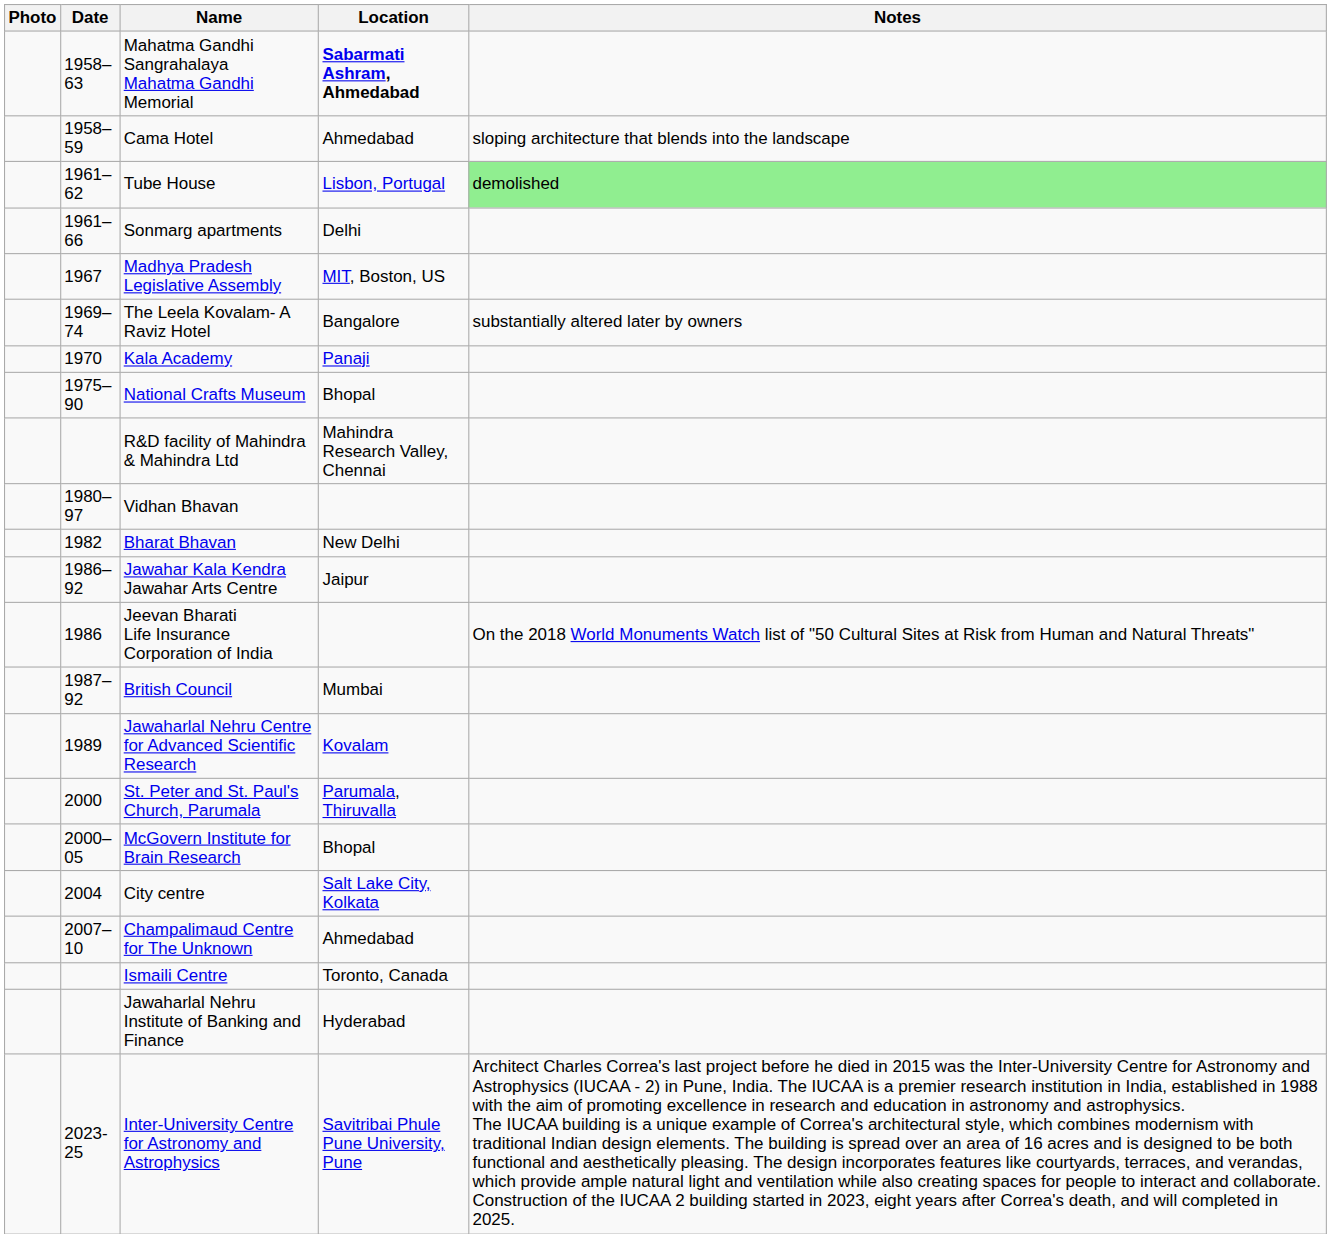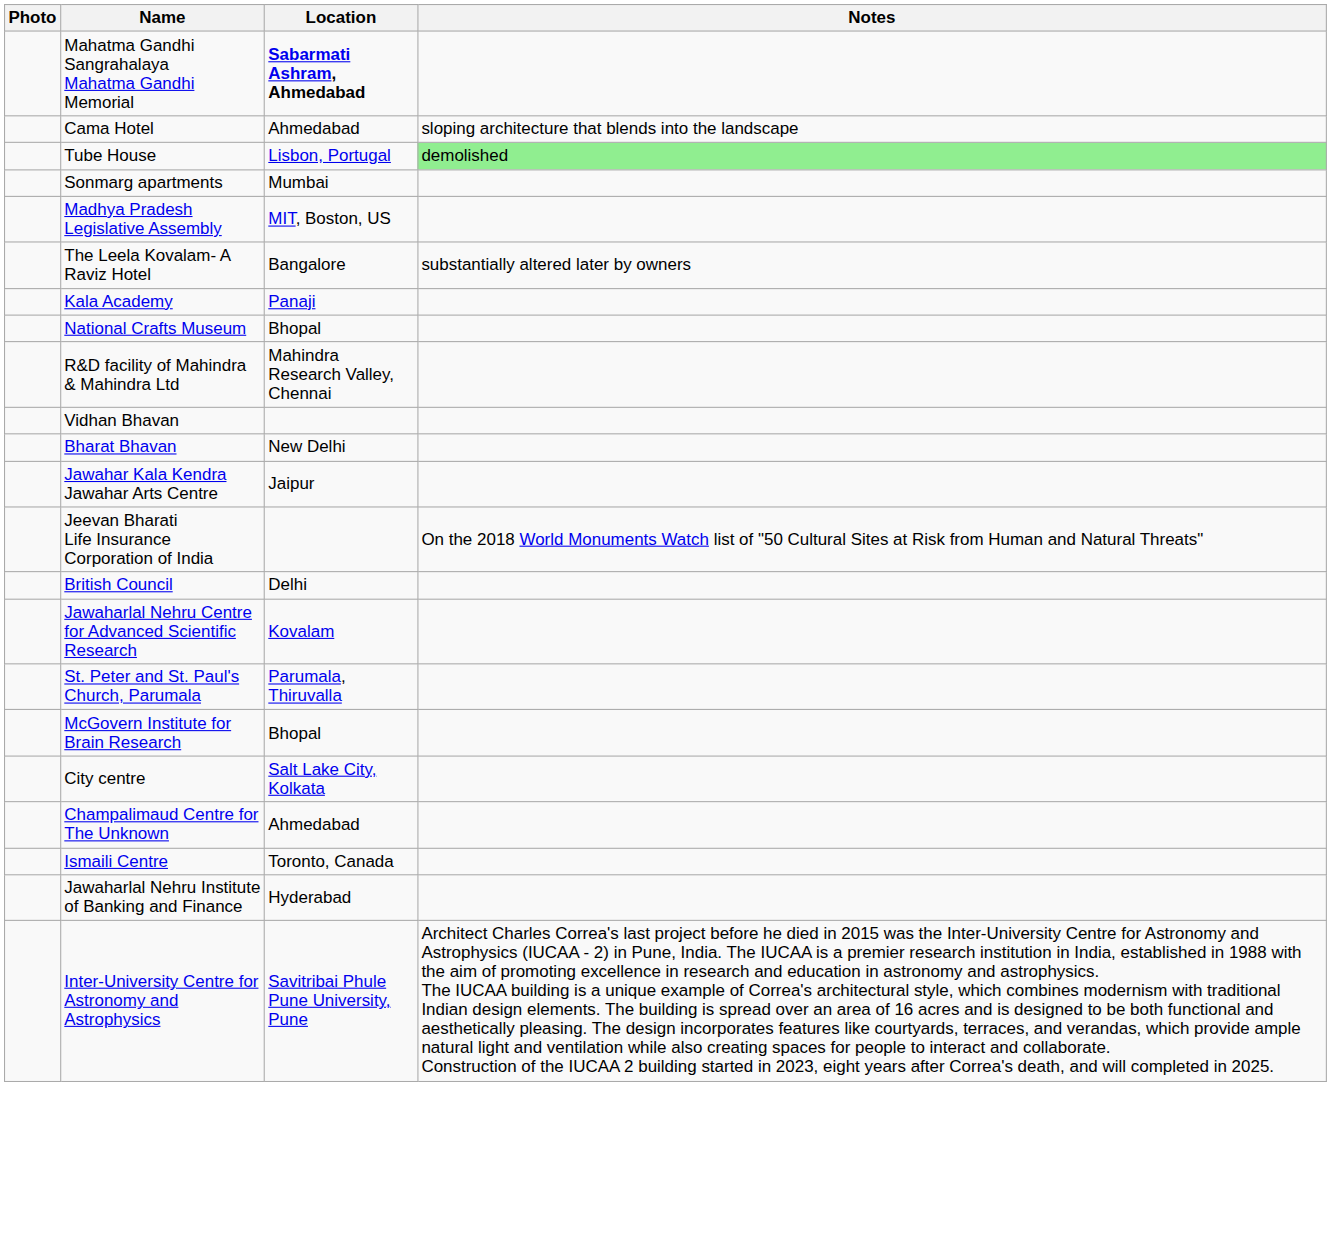- column: (90, 17)
(342, 230) Delhi -> (298, 182) Mumbai
(353, 690) Mumbai -> (288, 585) Delhi
